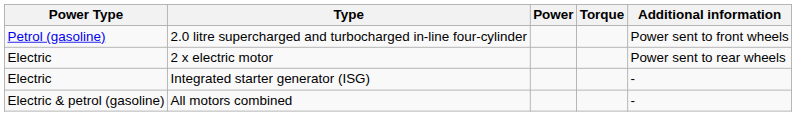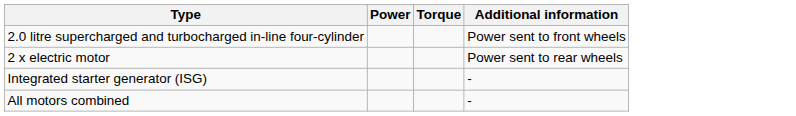- column: (86, 15)
